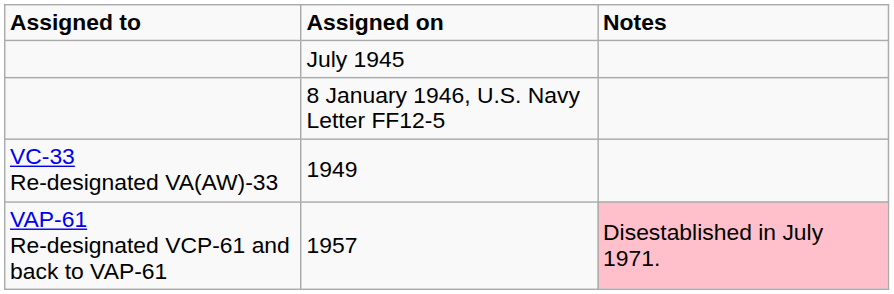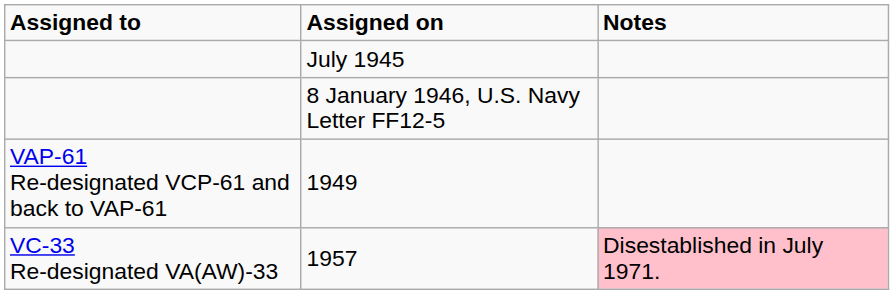(144, 170) VC-33 Re-designated VA(AW)-33 -> (150, 182) VAP-61 Re-designated VCP-61 and back to VAP-61
(150, 245) VAP-61 Re-designated VCP-61 and back to VAP-61 -> (144, 257) VC-33 Re-designated VA(AW)-33
